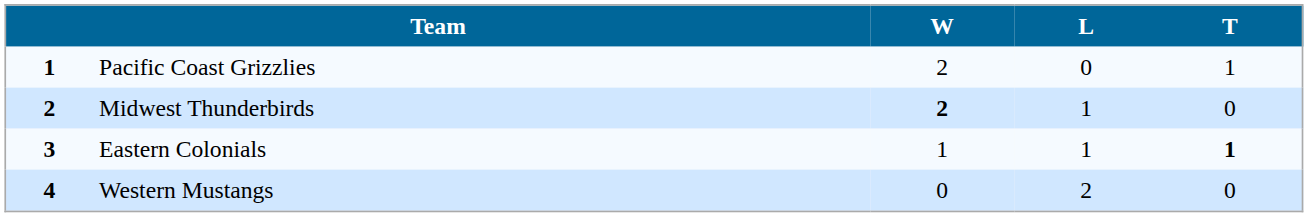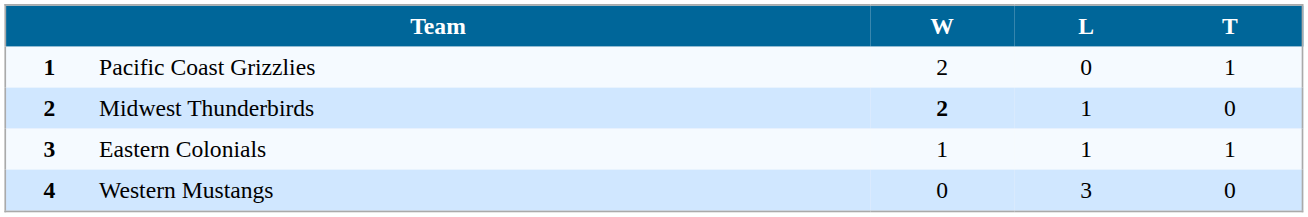(1230, 148) bold -> (1230, 148) normal
(1086, 189) 2 -> (1086, 189) 3
